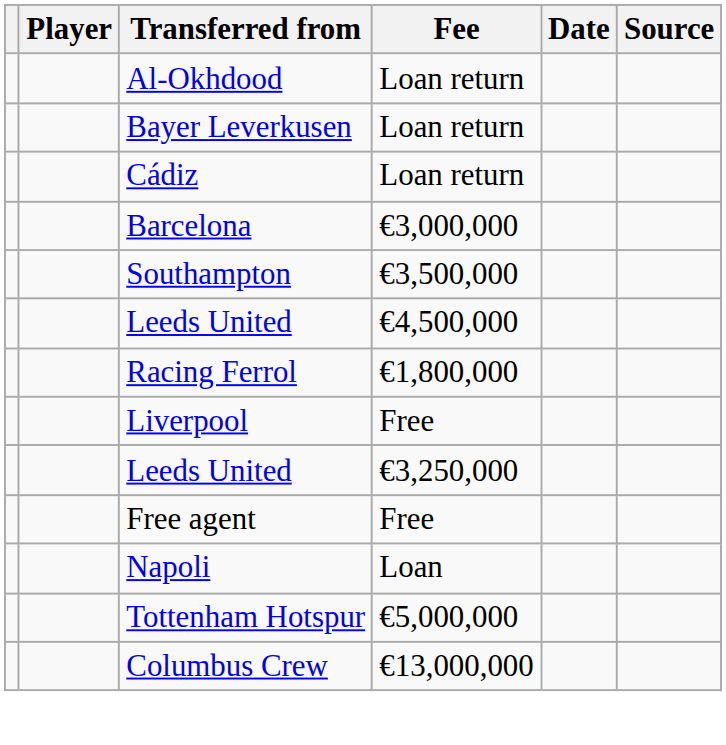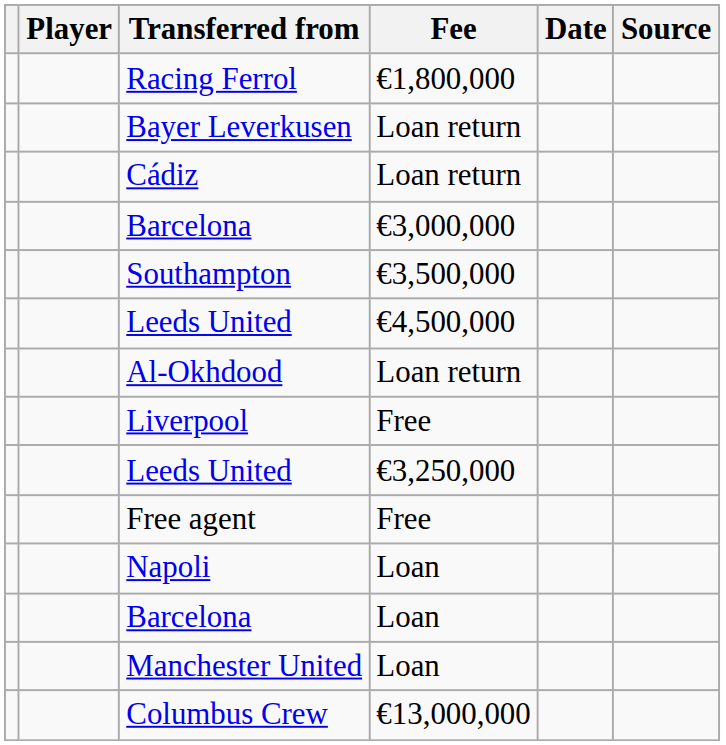rows swapped: (204, 77) <-> (212, 371)
+ row: (189, 616)
- row: (246, 616)
+ row: (244, 665)
